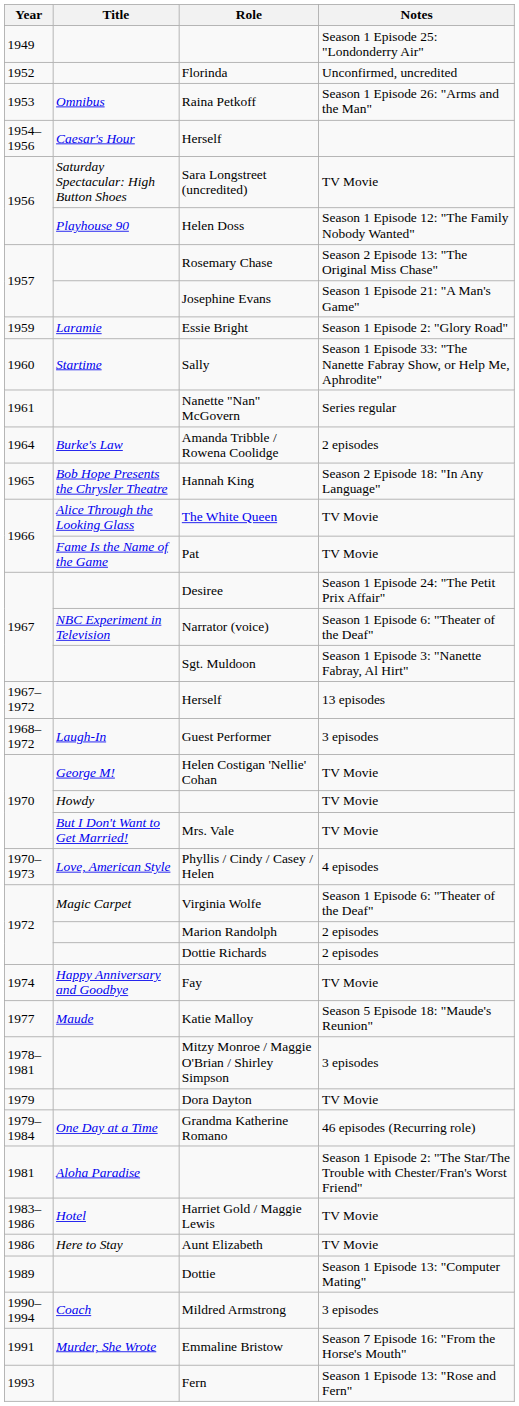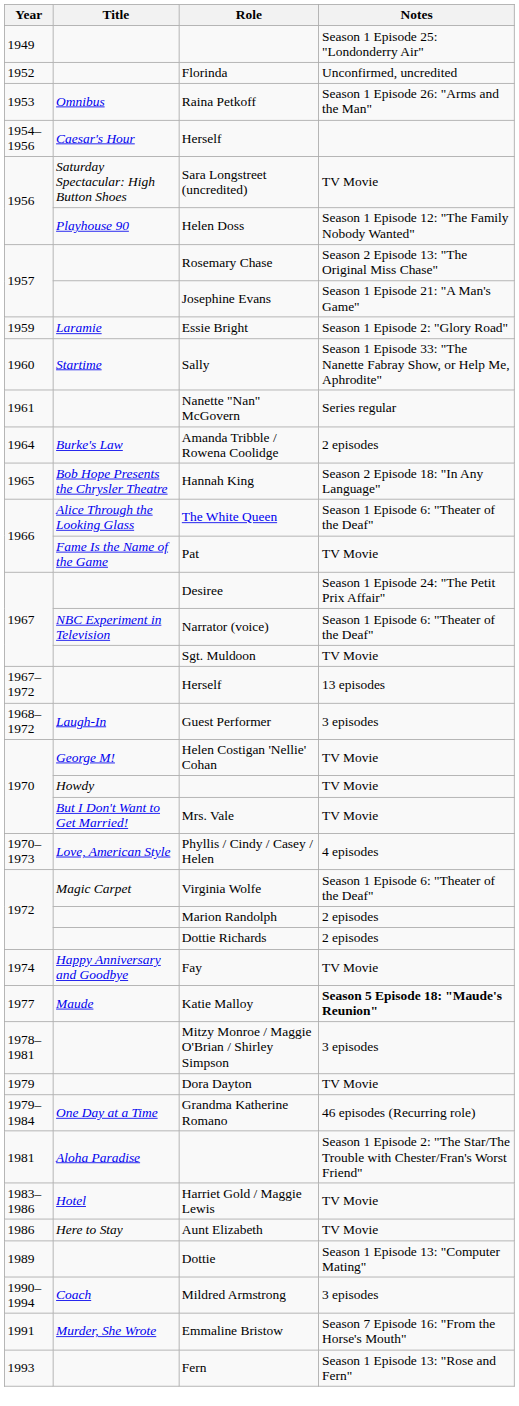(350, 517) TV Movie -> (409, 517) Season 1 Episode 6: "Theater of the Deaf"
(402, 663) Season 1 Episode 3: "Nanette Fabray, Al Hirt" -> (350, 655) TV Movie
(407, 1018) normal -> (412, 1003) bold
